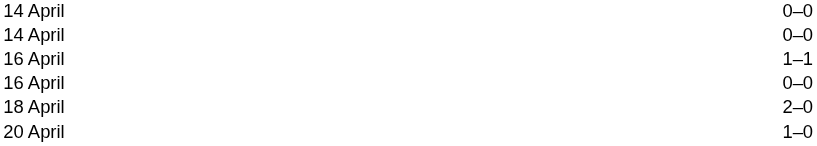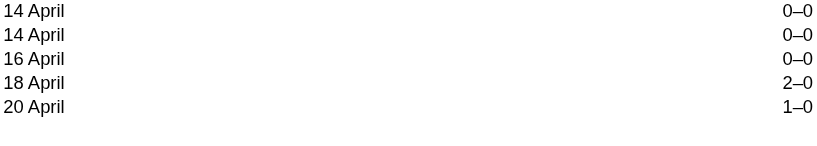- row: (34, 59)
